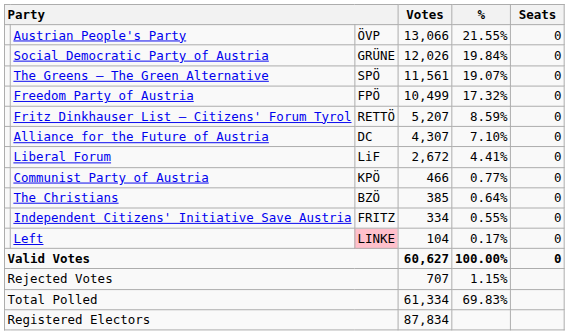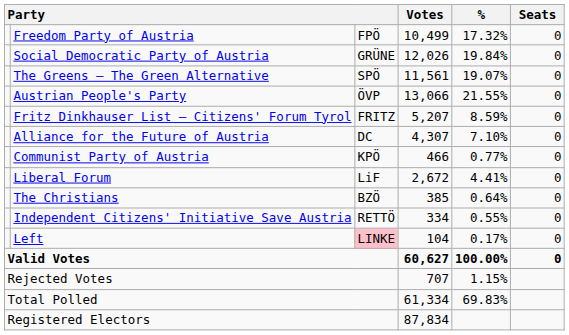rows swapped: (100, 35) <-> (104, 96)
(376, 116) RETTÖ -> (376, 116) FRITZ
rows swapped: (62, 157) <-> (111, 177)
(376, 218) FRITZ -> (376, 218) RETTÖ
